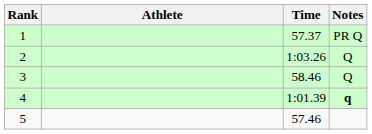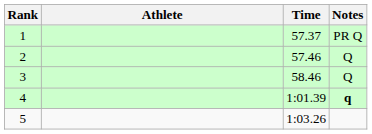(306, 56) 1:03.26 -> (306, 56) 57.46
(306, 118) 57.46 -> (306, 118) 1:03.26
